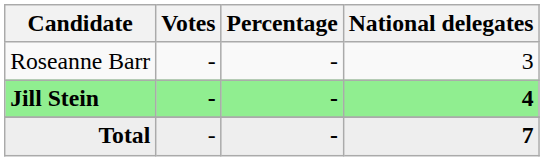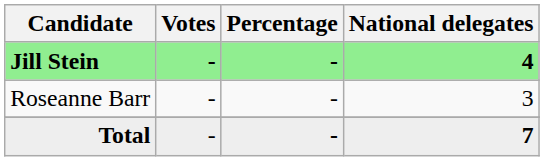rows swapped: (55, 98) <-> (80, 60)
